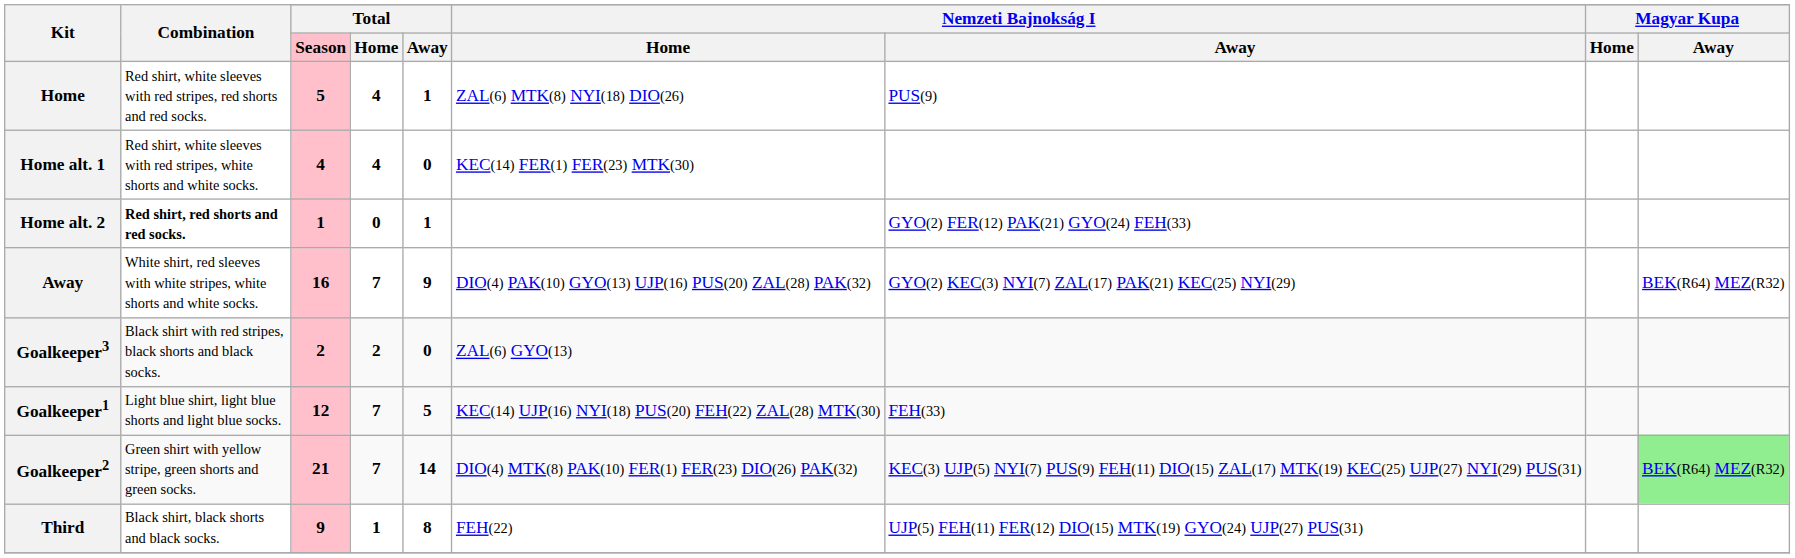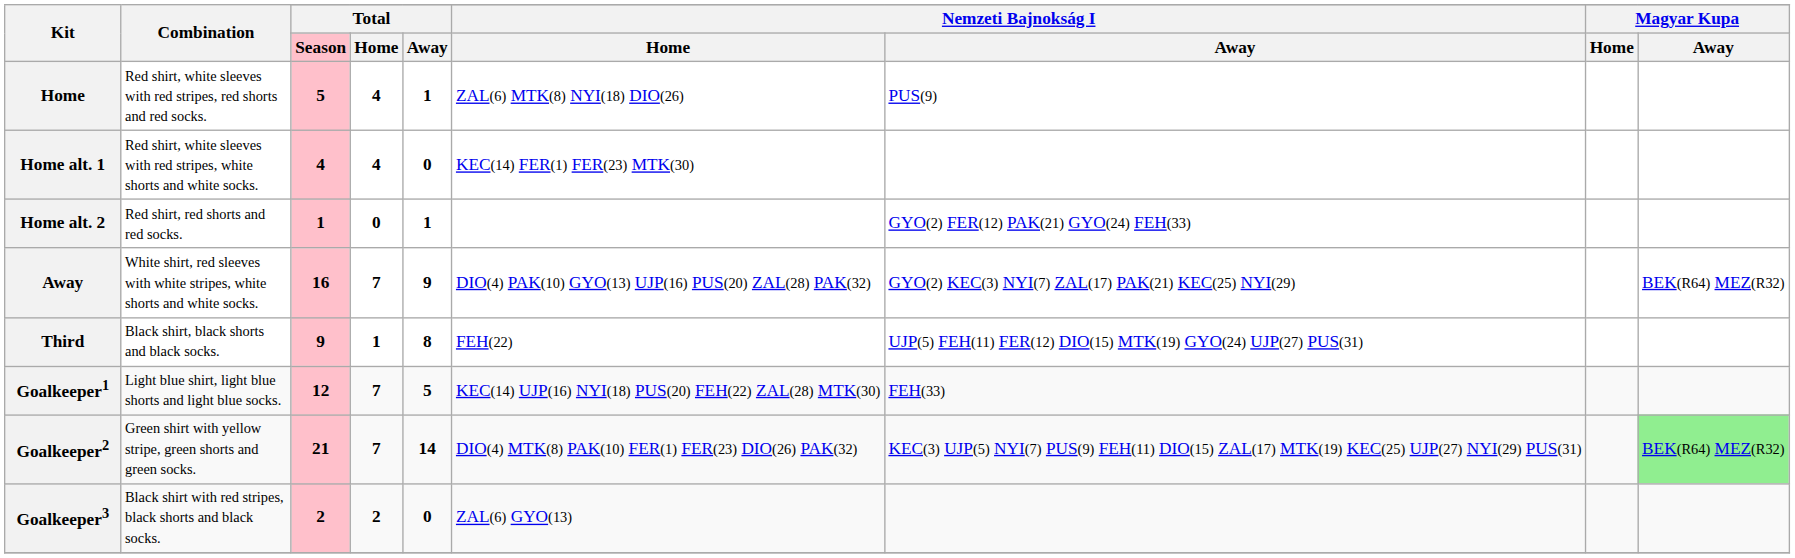(201, 223) bold -> (195, 224) normal
rows swapped: (63, 527) <-> (63, 351)
